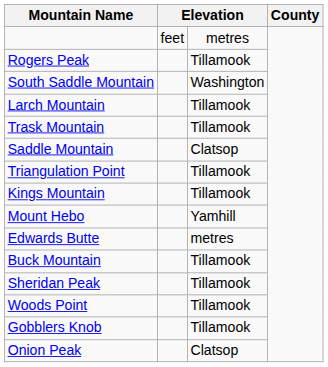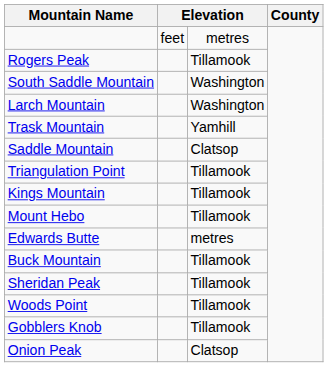(220, 104) Tillamook -> (227, 104) Washington
(220, 127) Tillamook -> (213, 127) Yamhill
(213, 216) Yamhill -> (220, 216) Tillamook
